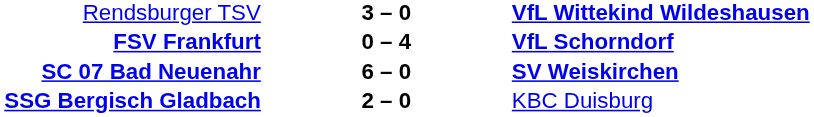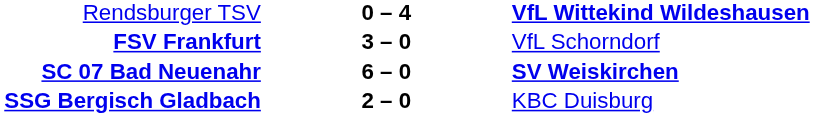(386, 12) 3 – 0 -> (386, 12) 0 – 4
(386, 42) 0 – 4 -> (386, 42) 3 – 0
(593, 42) bold -> (586, 42) normal
